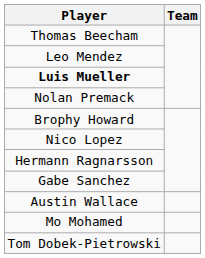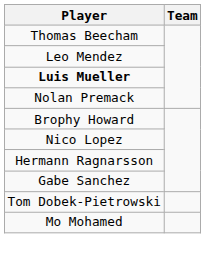- row: (84, 202)
rows swapped: (84, 243) <-> (84, 223)
